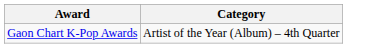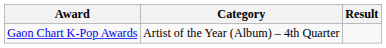+ column: (362, 14)
